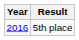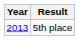(17, 27) 2016 -> (17, 27) 2013
